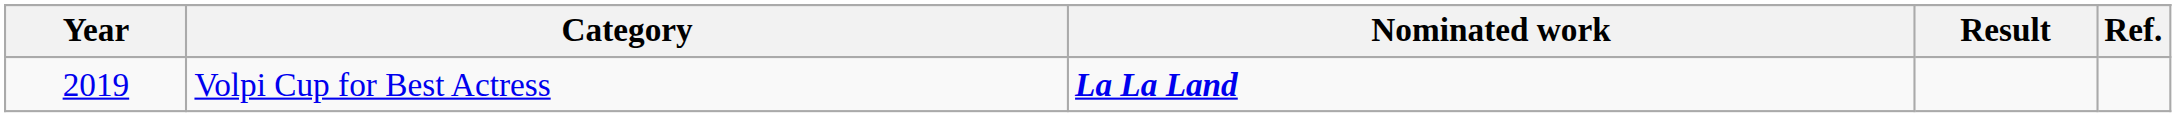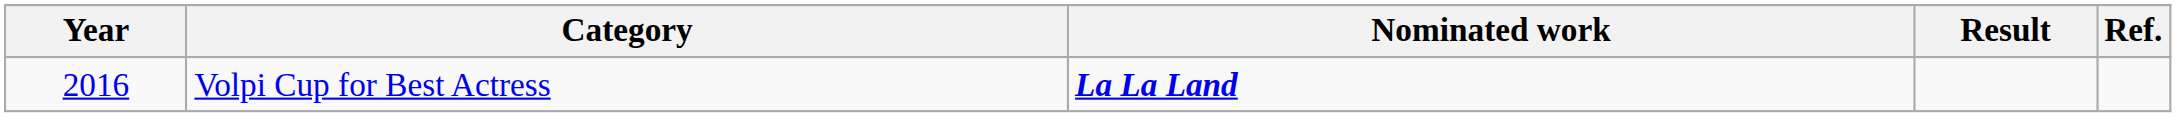(96, 83) 2019 -> (96, 83) 2016
